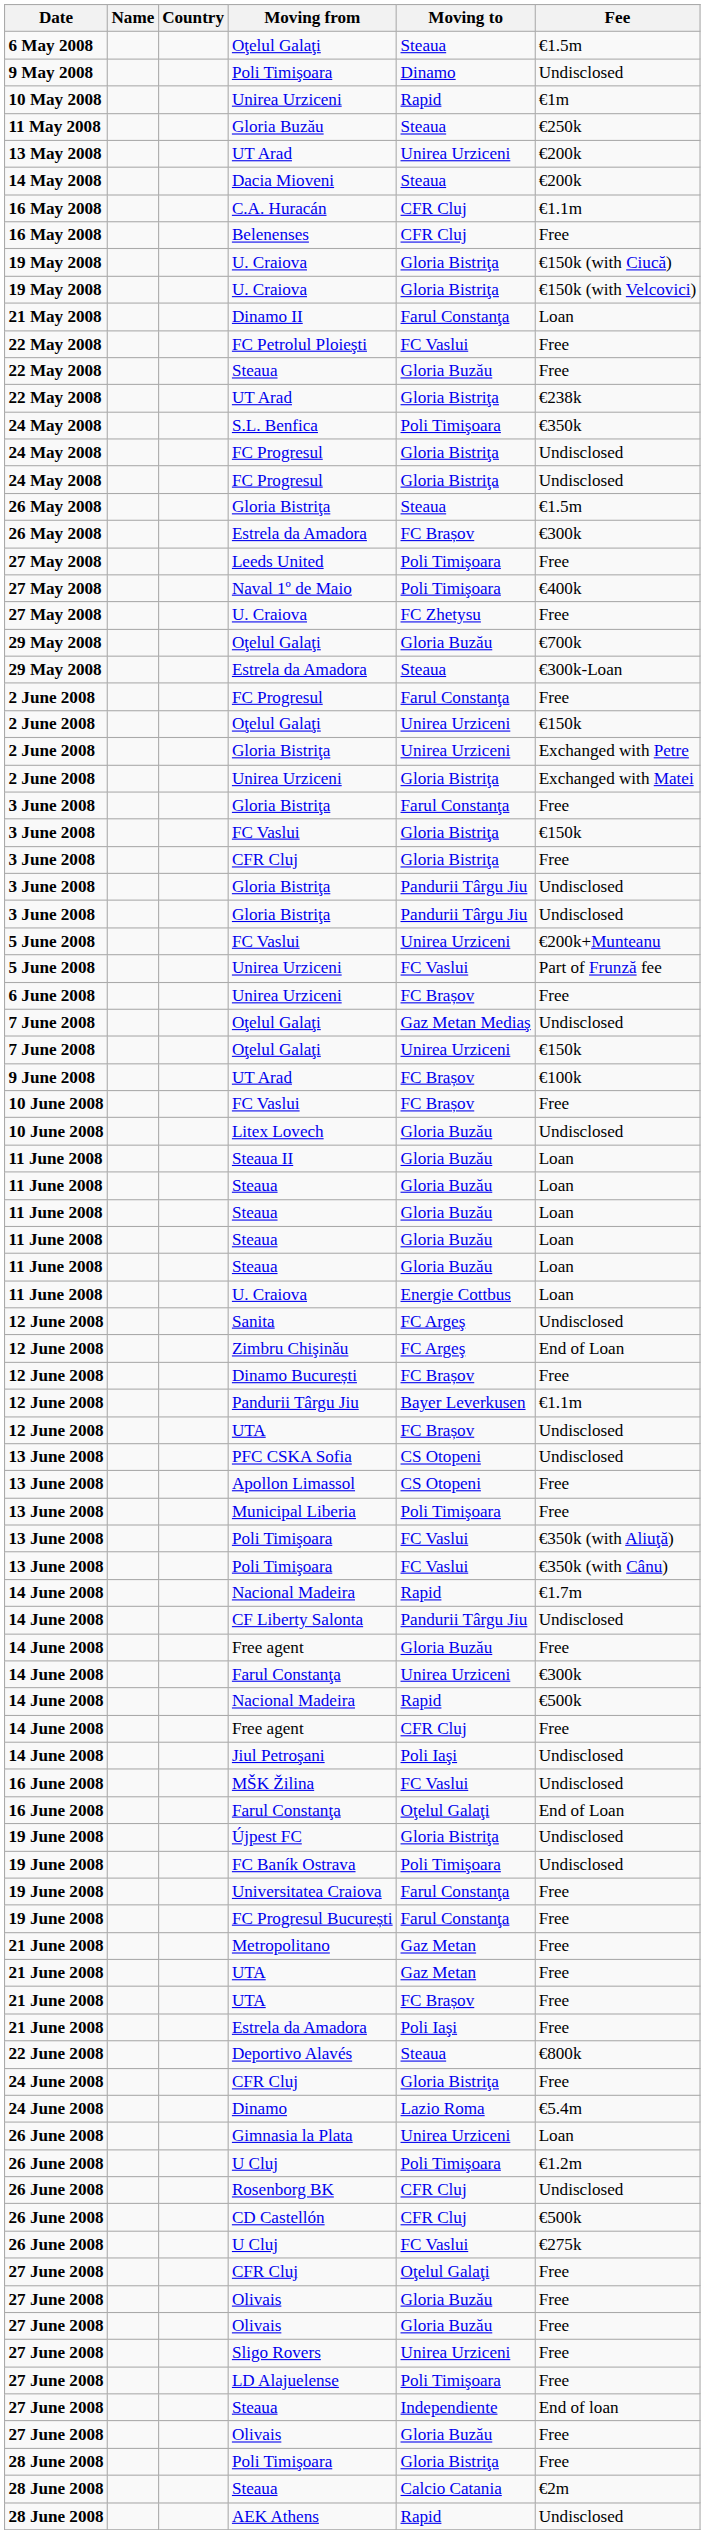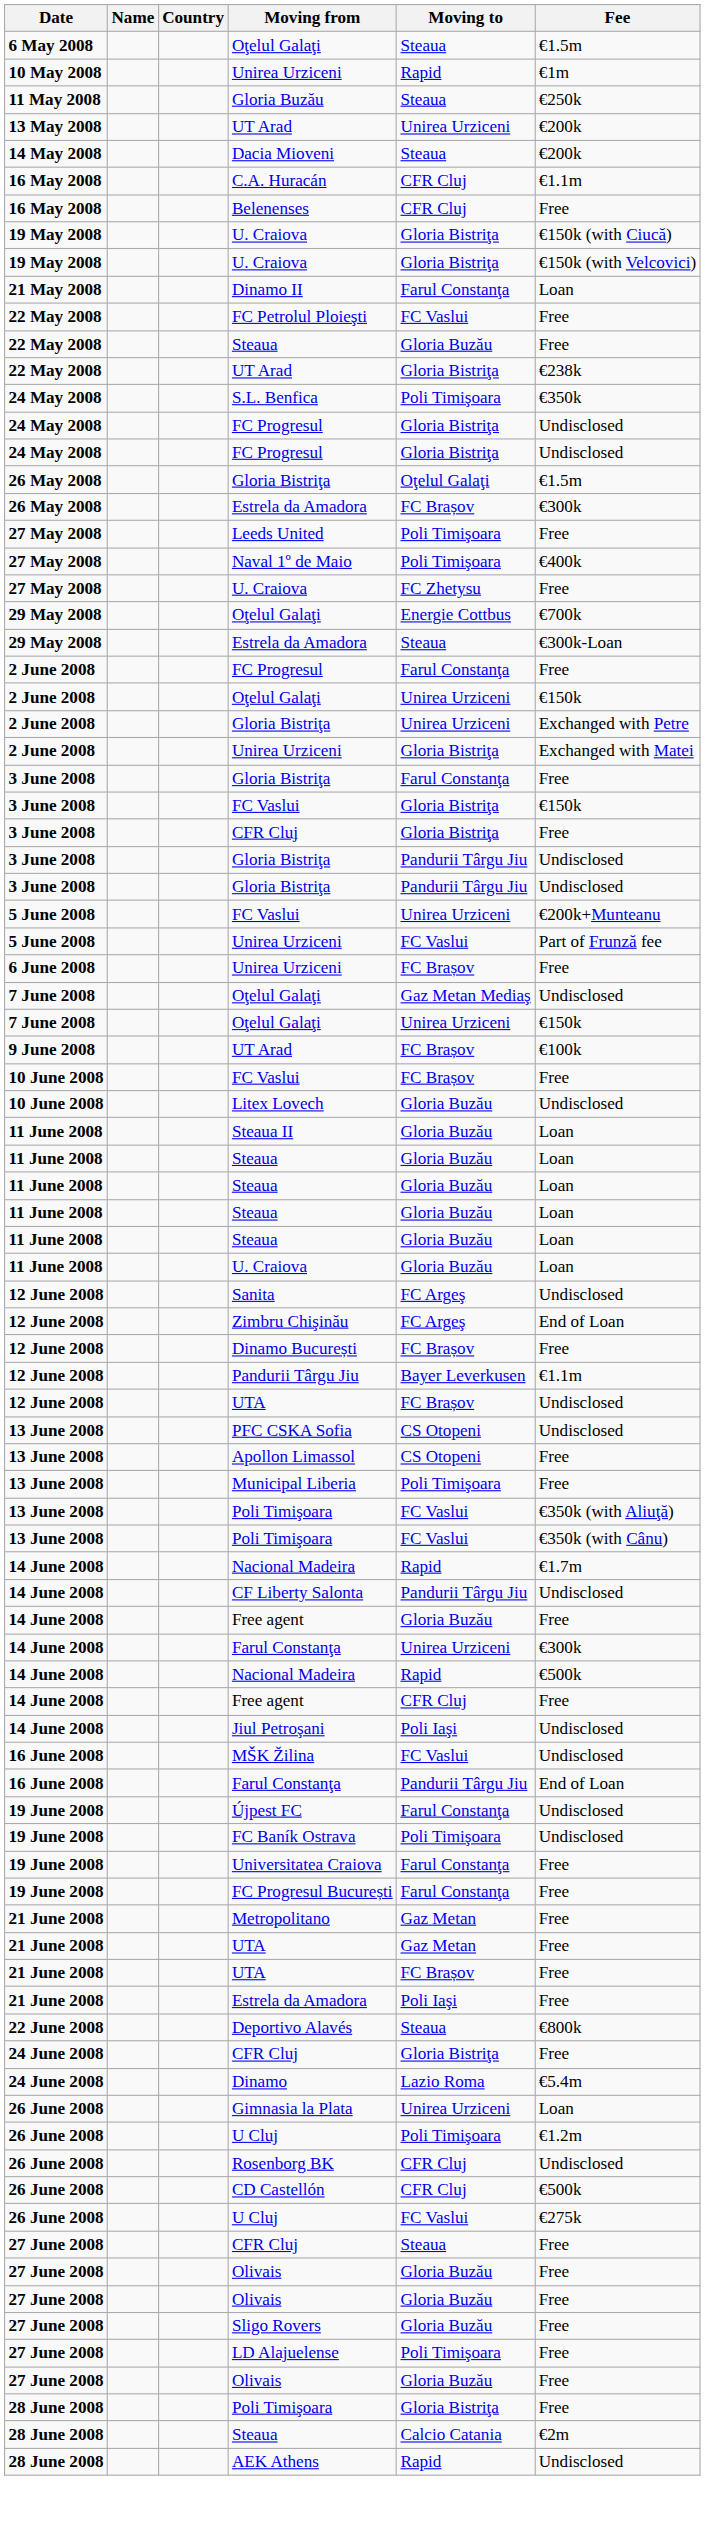- row: (51, 72)
(423, 506) Steaua -> (445, 479) Oţelul Galaţi
(446, 642) Gloria Buzău -> (456, 615) Energie Cottbus
(456, 1294) Energie Cottbus -> (446, 1267) Gloria Buzău
(445, 1810) Oţelul Galaţi -> (464, 1782) Pandurii Târgu Jiu
(450, 1837) Gloria Bistriţa -> (455, 1810) Farul Constanţa
(445, 2271) Oţelul Galaţi -> (423, 2244) Steaua
(455, 2353) Unirea Urziceni -> (446, 2325) Gloria Buzău
- row: (56, 2407)
